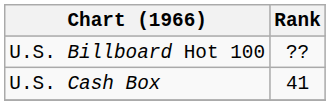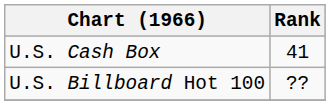rows swapped: (137, 52) <-> (85, 84)
